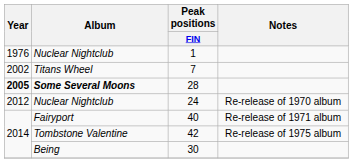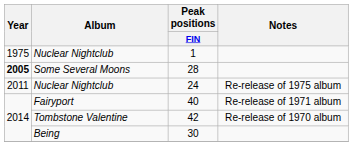(18, 54) 1976 -> (18, 54) 1975
- row: (193, 70)
(84, 86) bold -> (82, 70) normal
(18, 102) 2012 -> (18, 86) 2011
(283, 102) Re-release of 1970 album -> (283, 86) Re-release of 1975 album
(283, 134) Re-release of 1975 album -> (283, 118) Re-release of 1970 album
